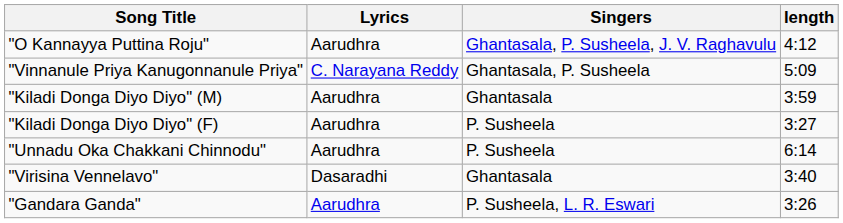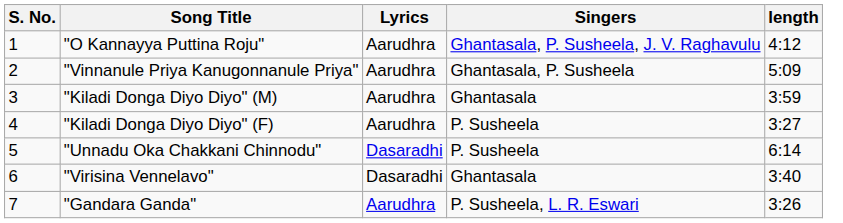+ column: (32, 17)
(385, 71) C. Narayana Reddy -> (401, 71) Aarudhra
(345, 151) Aarudhra -> (404, 151) Dasaradhi
